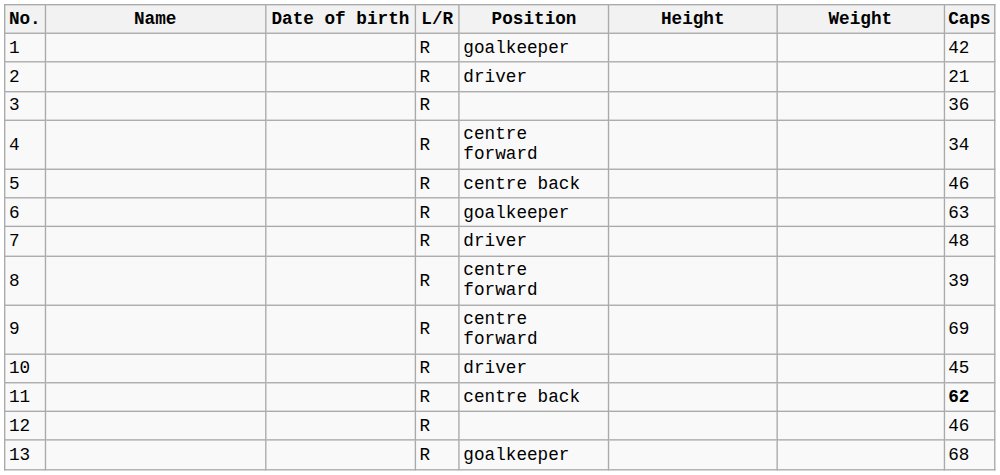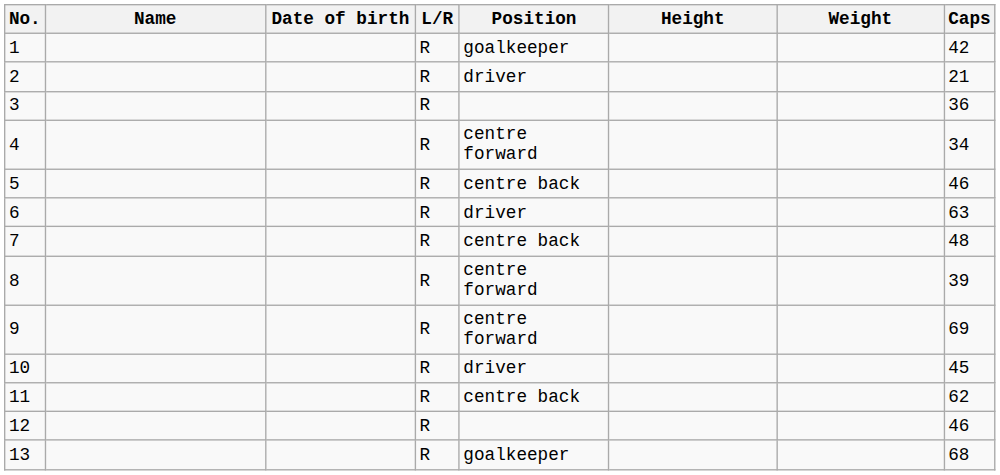(516, 212) goalkeeper -> (495, 212) driver
(495, 241) driver -> (522, 241) centre back
(959, 397) bold -> (959, 397) normal
